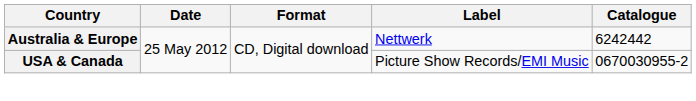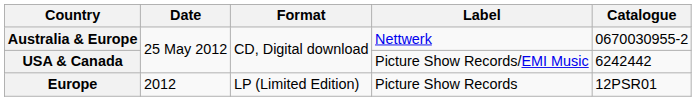(623, 38) 6242442 -> (642, 38) 0670030955-2
(642, 61) 0670030955-2 -> (623, 61) 6242442
+ row: (73, 84)
